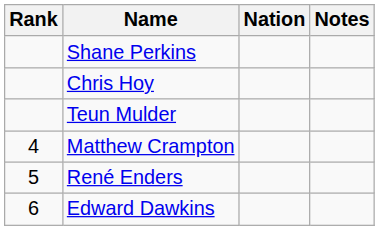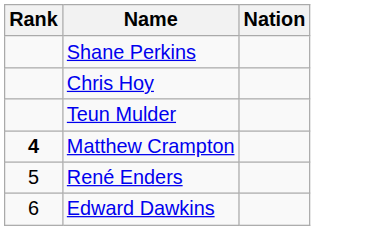- column: (342, 20)
(33, 146) normal -> (33, 146) bold
